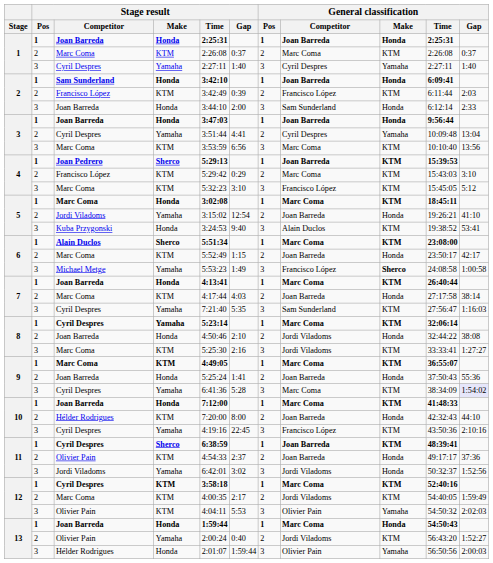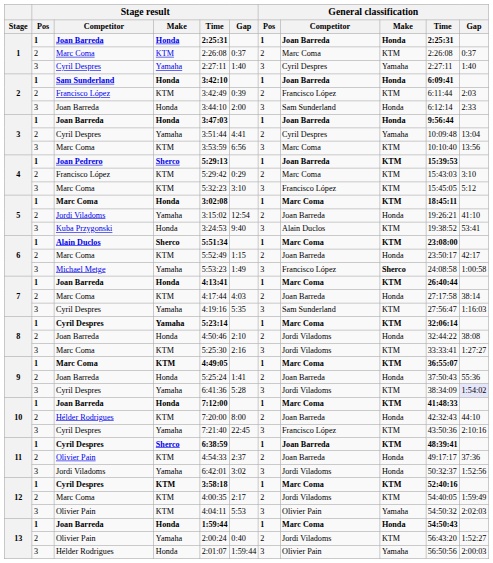(214, 309) 7:21:40 -> (214, 309) 4:19:16
(301, 390) Marc Coma -> (307, 390) Jordi Viladoms
(214, 430) 4:19:16 -> (214, 430) 7:21:40
